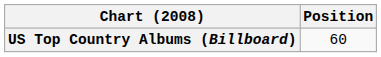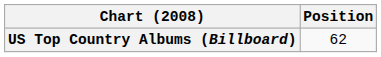(338, 40) 60 -> (338, 40) 62
